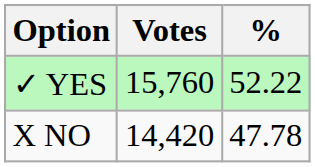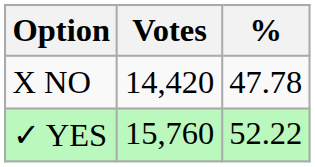rows swapped: (60, 83) <-> (52, 135)
